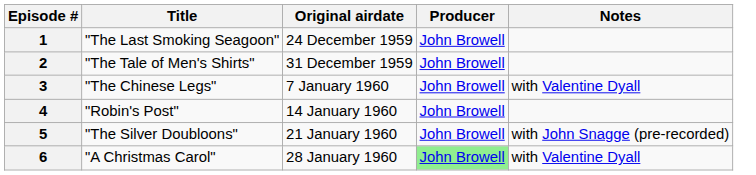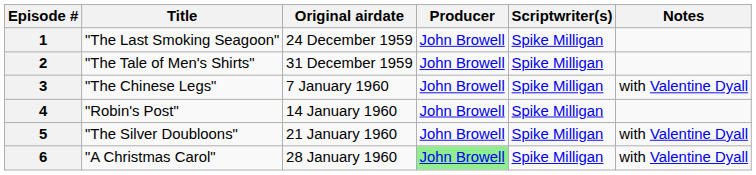+ column: (562, 16)
(620, 134) with John Snagge (pre-recorded) -> (684, 134) with Valentine Dyall
